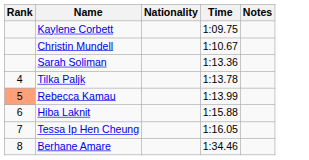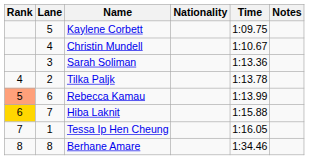+ column: (50, 12)
(20, 113) no background -> (20, 113) gold background
